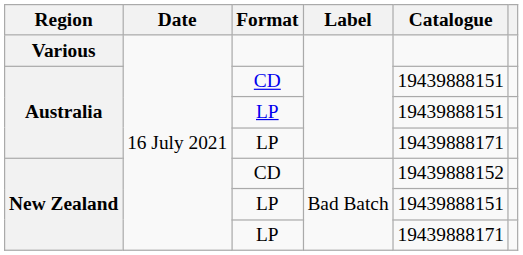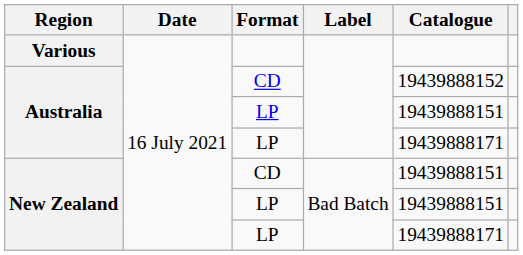(451, 81) 19439888151 -> (451, 81) 19439888152
(451, 173) 19439888152 -> (451, 173) 19439888151
